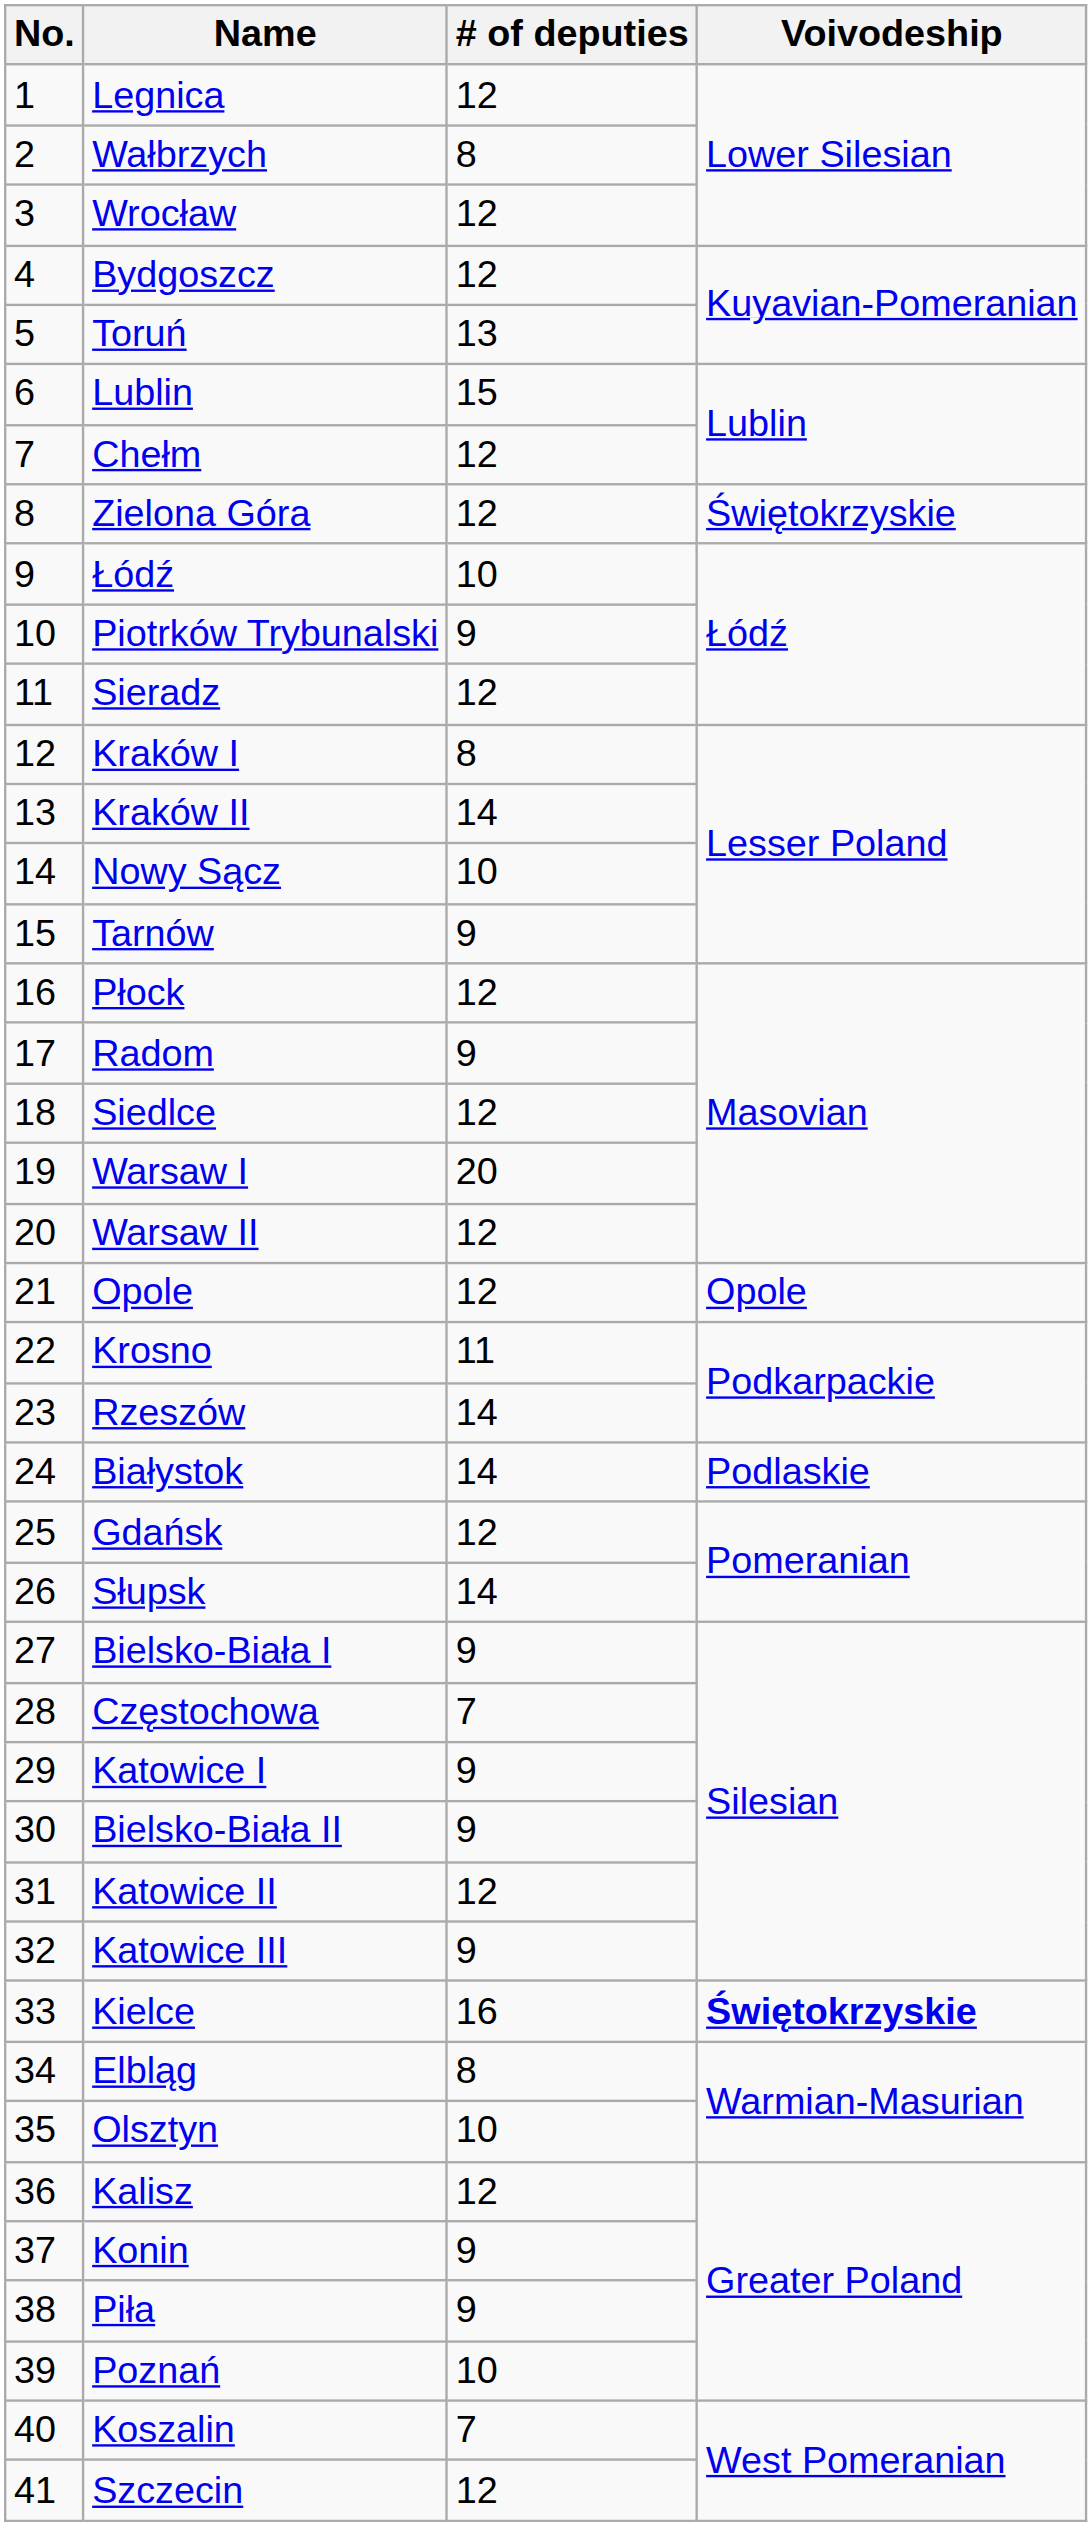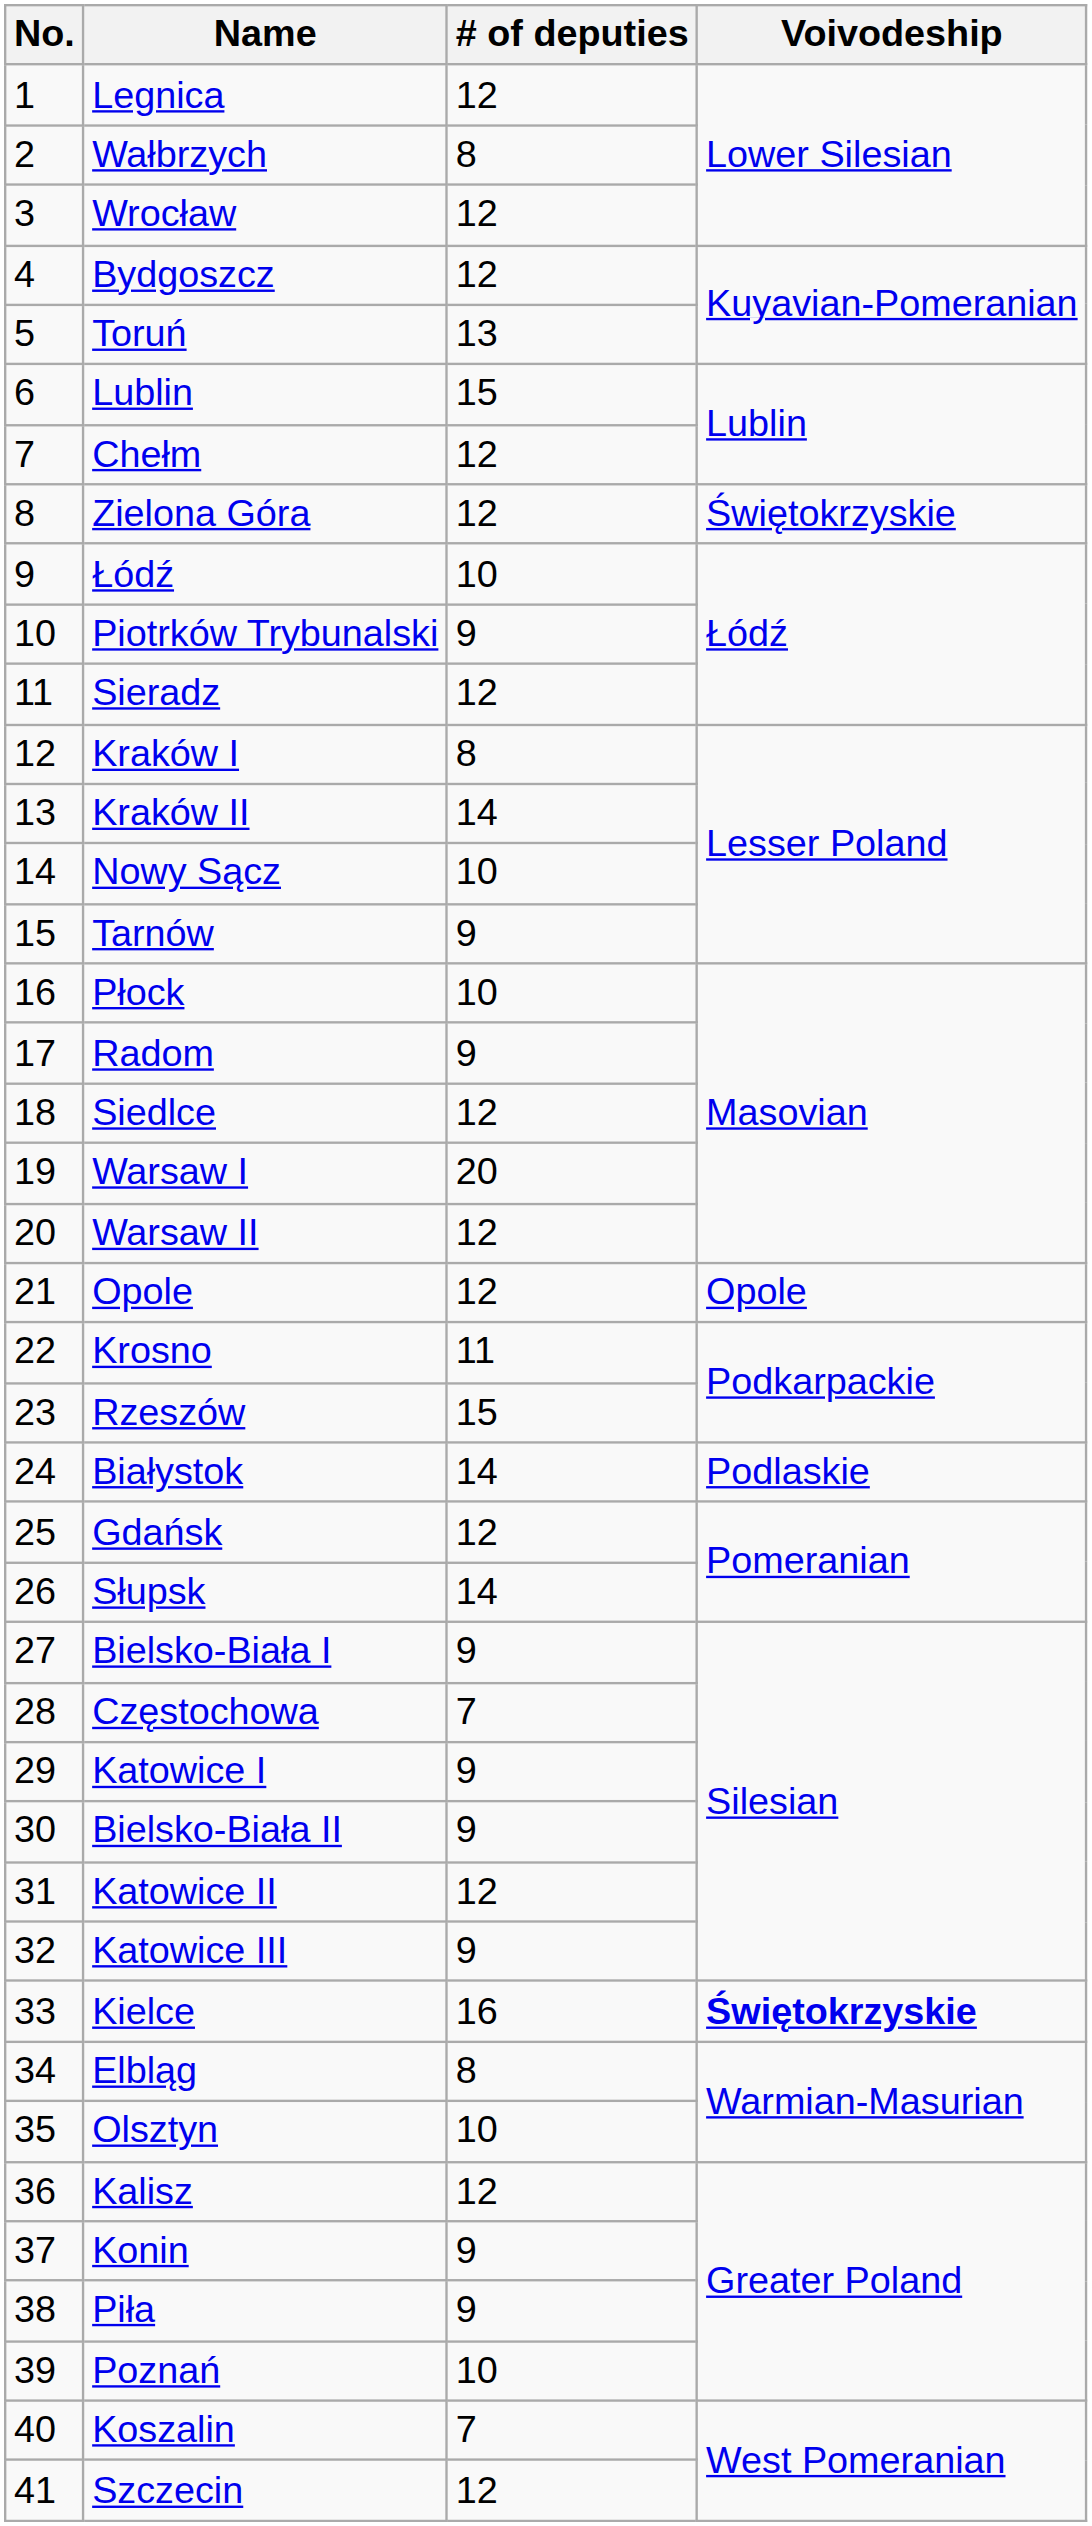(477, 992) 12 -> (477, 992) 10
(477, 1411) 14 -> (477, 1411) 15
